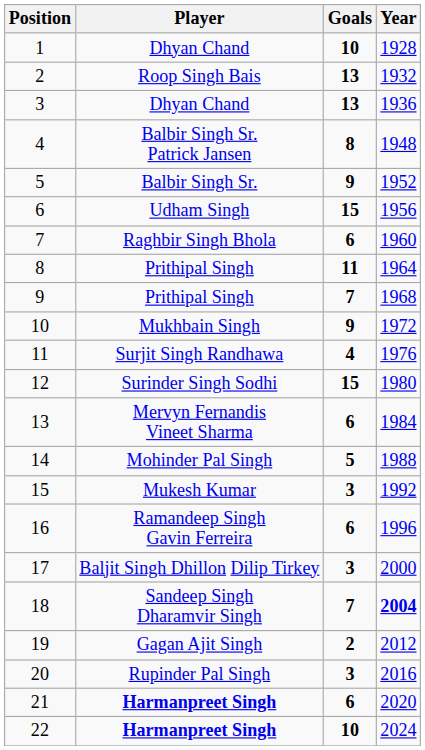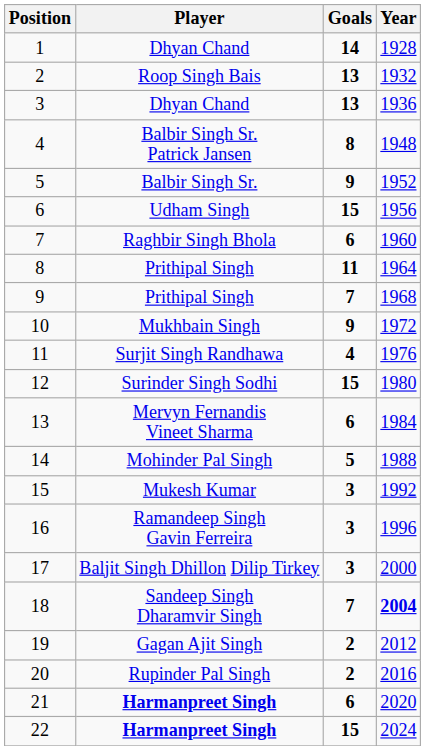(350, 47) 10 -> (350, 47) 14
(350, 528) 6 -> (350, 528) 3
(350, 673) 3 -> (350, 673) 2
(350, 731) 10 -> (350, 731) 15
